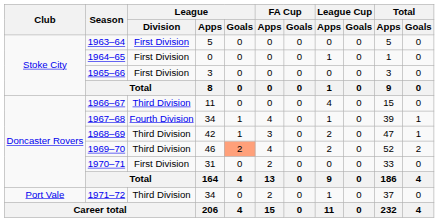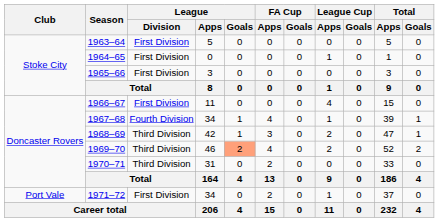(162, 103) Third Division -> (162, 103) First Division
(162, 164) First Division -> (162, 164) Third Division
(162, 194) Third Division -> (162, 194) First Division
